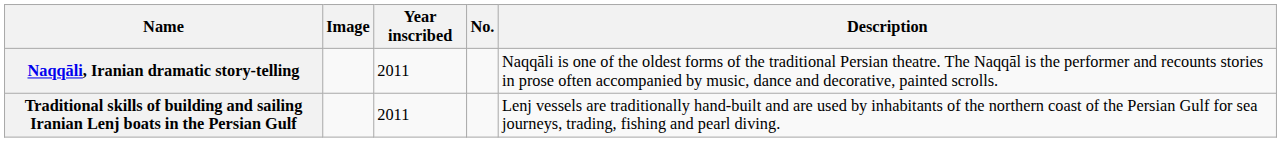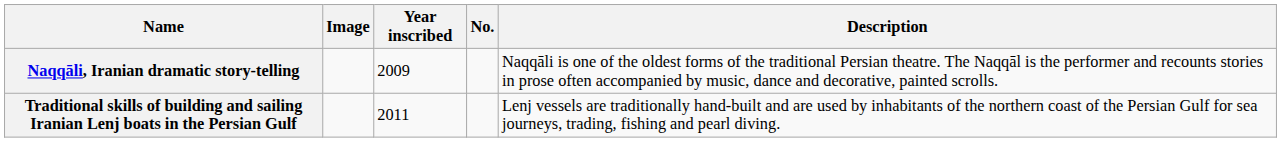(393, 70) 2011 -> (394, 70) 2009
